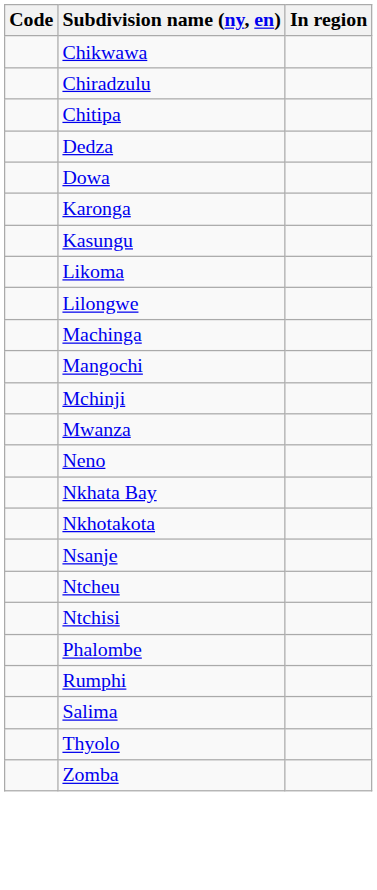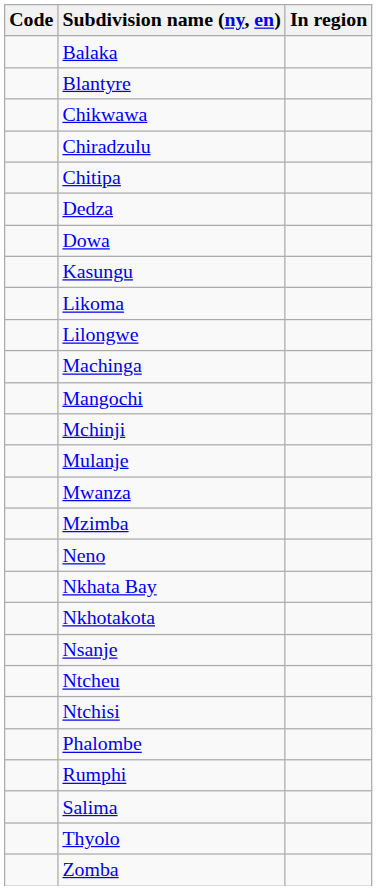+ row: (90, 51)
+ row: (97, 83)
- row: (97, 209)
+ row: (95, 460)
+ row: (95, 523)
